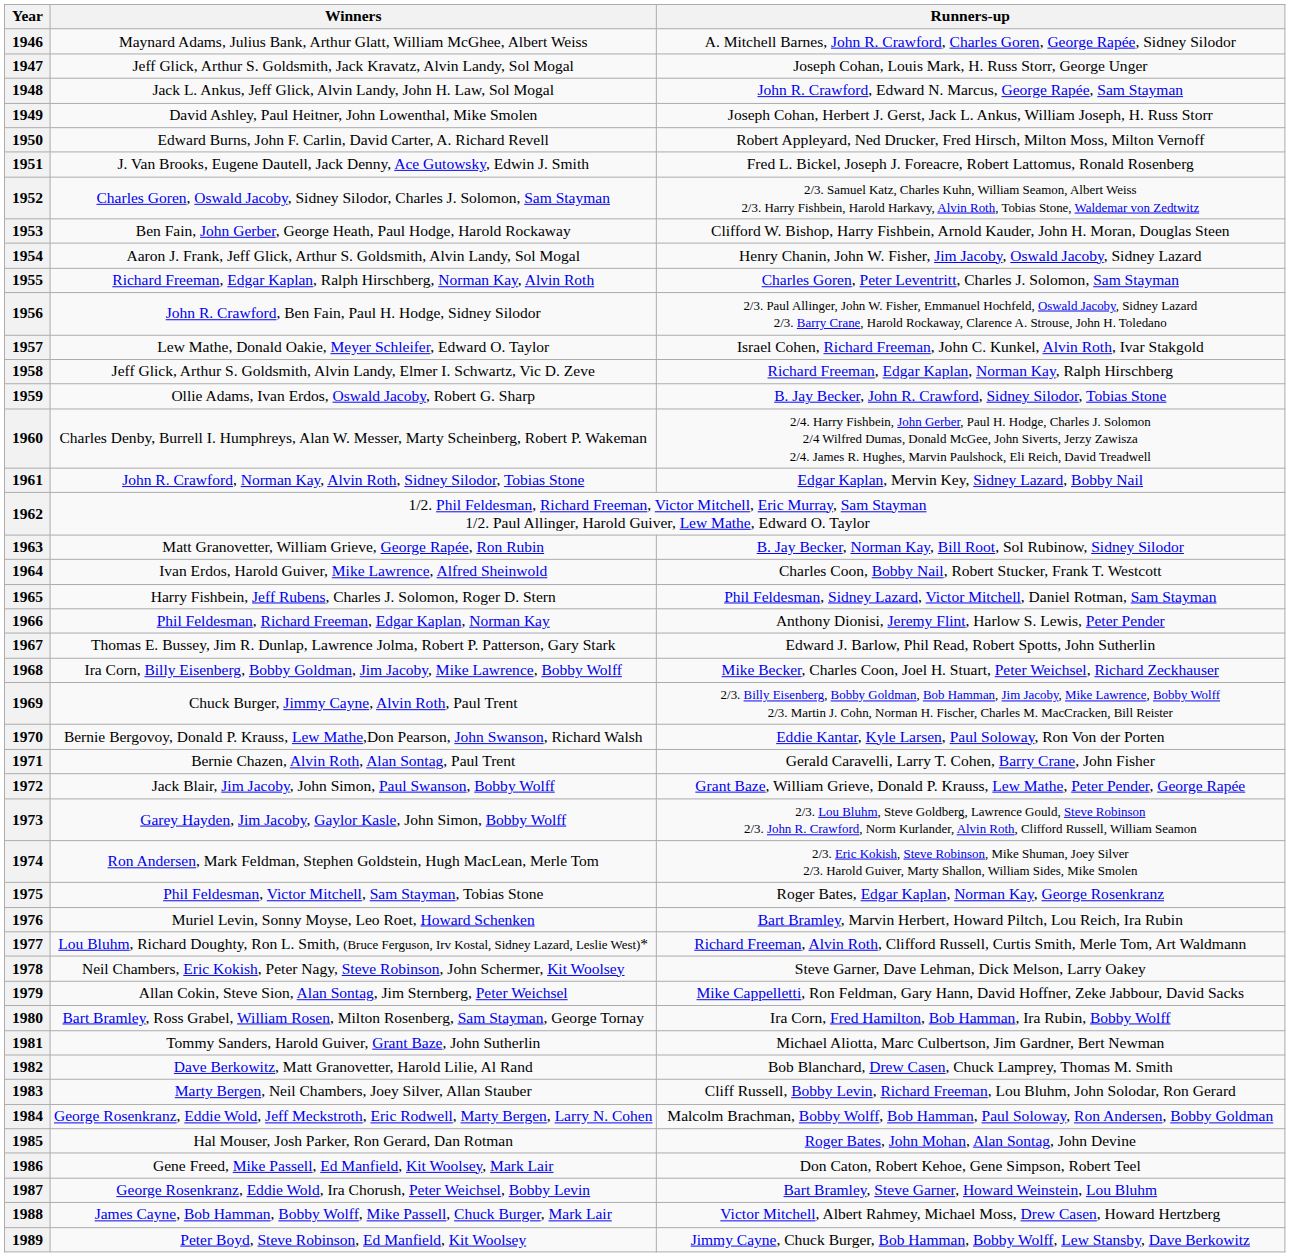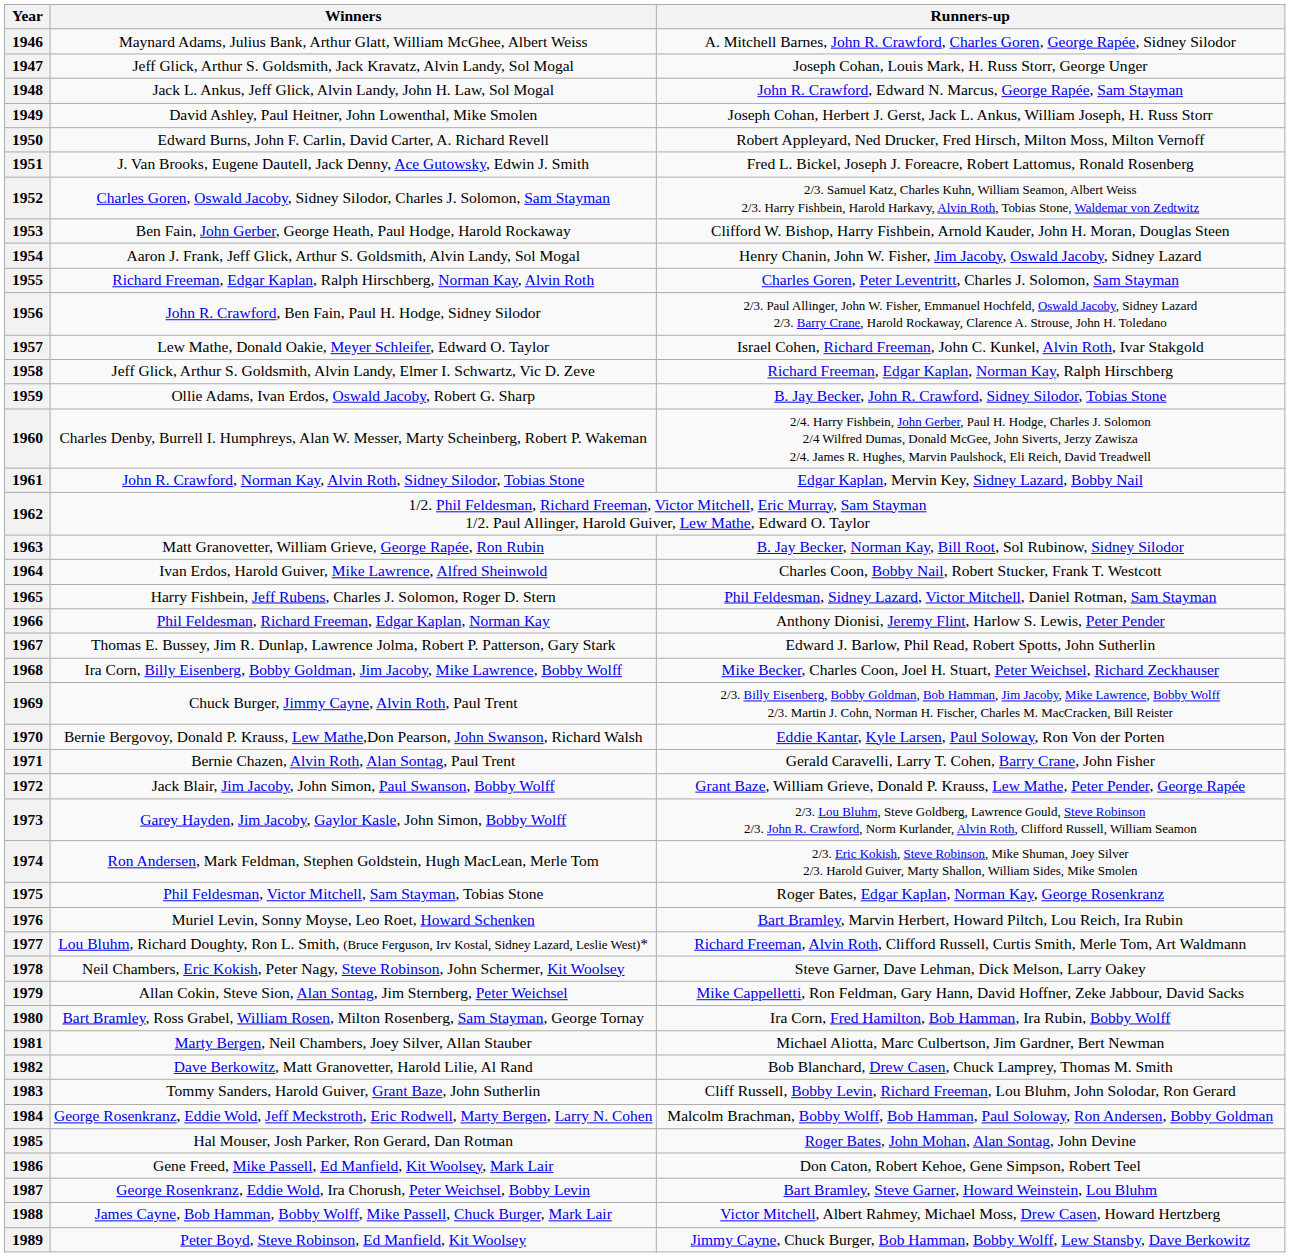(353, 1042) Tommy Sanders, Harold Guiver, Grant Baze, John Sutherlin -> (353, 1042) Marty Bergen, Neil Chambers, Joey Silver, Allan Stauber
(353, 1091) Marty Bergen, Neil Chambers, Joey Silver, Allan Stauber -> (353, 1091) Tommy Sanders, Harold Guiver, Grant Baze, John Sutherlin
